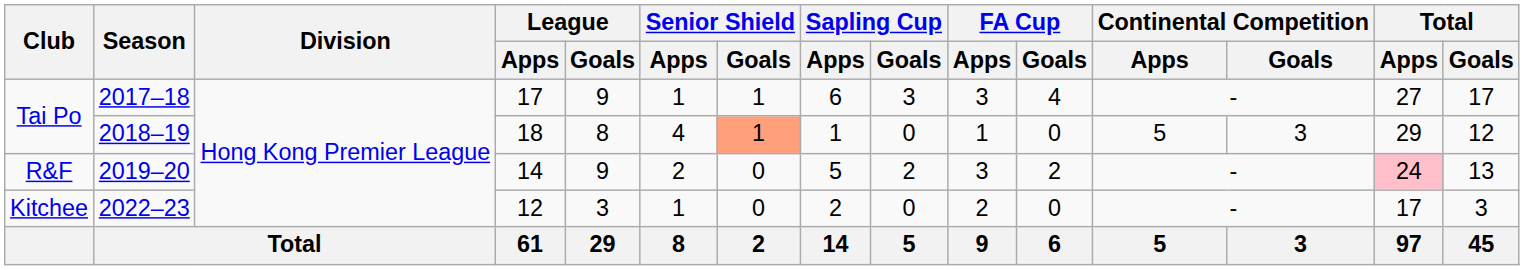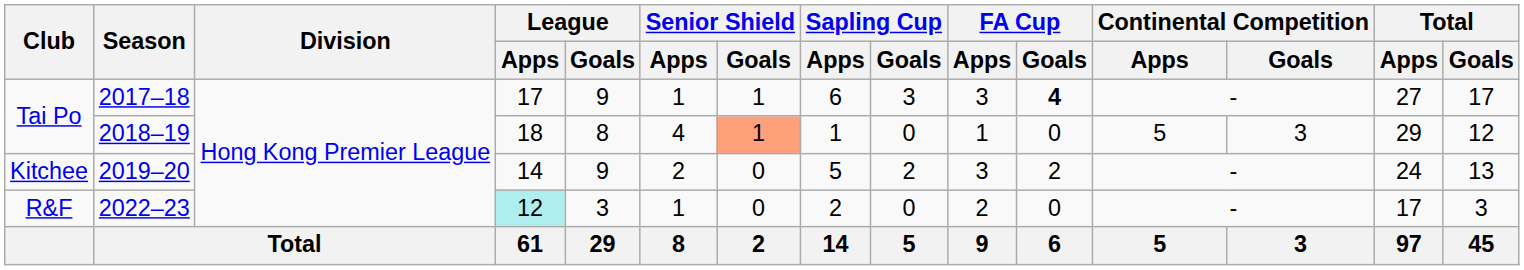(1054, 97) normal -> (1054, 97) bold
(49, 171) R&F -> (49, 171) Kitchee
(1409, 171) pink background -> (1409, 171) no background
(49, 208) Kitchee -> (49, 208) R&F
(530, 208) no background -> (530, 208) paleturquoise background
